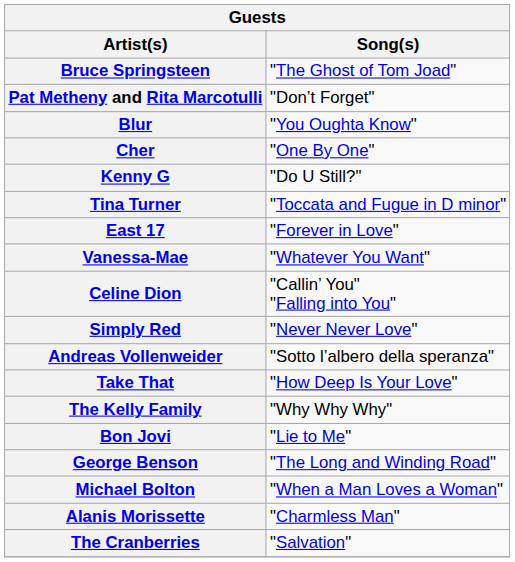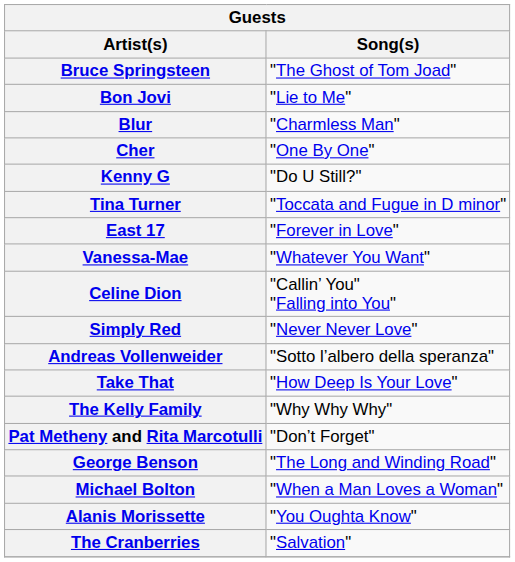rows swapped: (135, 97) <-> (135, 436)
(343, 124) "You Oughta Know" -> (335, 124) "Charmless Man"
(335, 516) "Charmless Man" -> (343, 516) "You Oughta Know"
